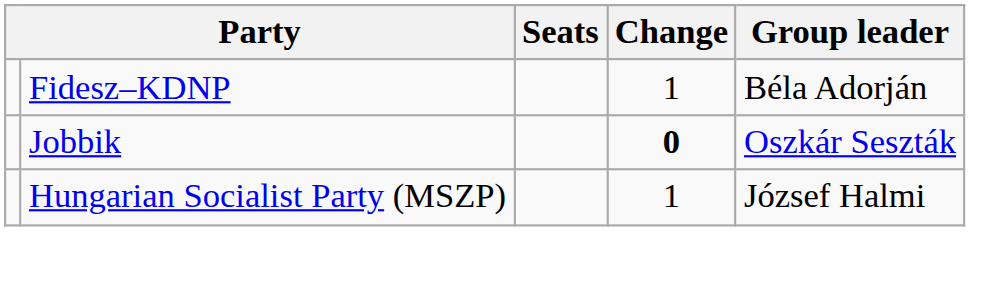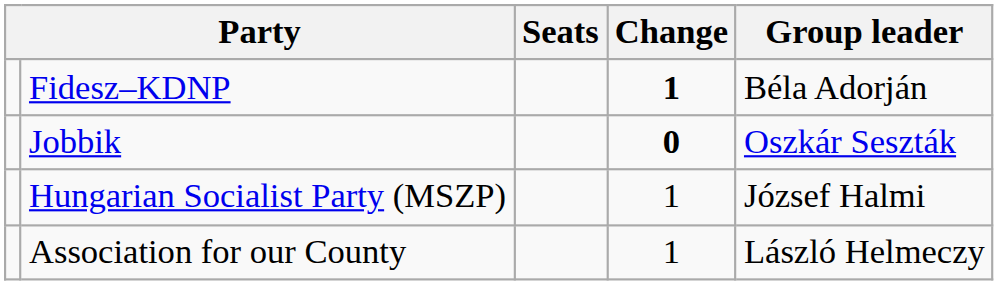(671, 86) normal -> (671, 86) bold
+ row: (218, 251)
